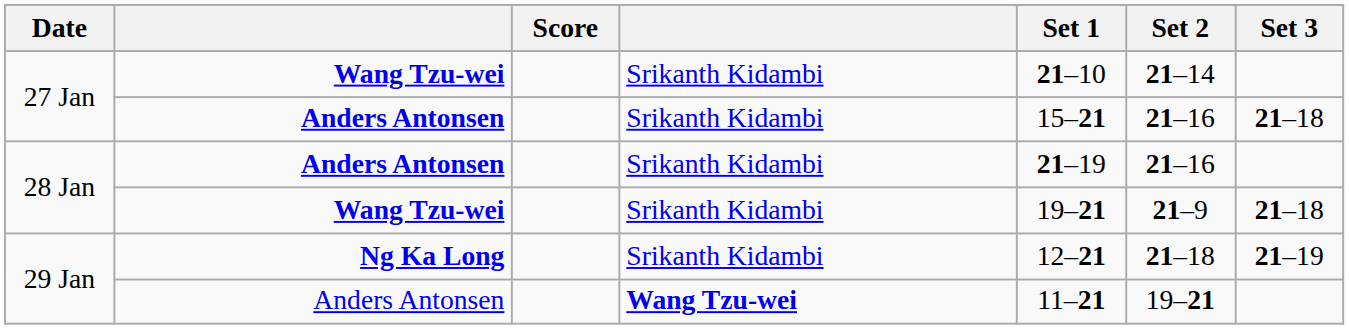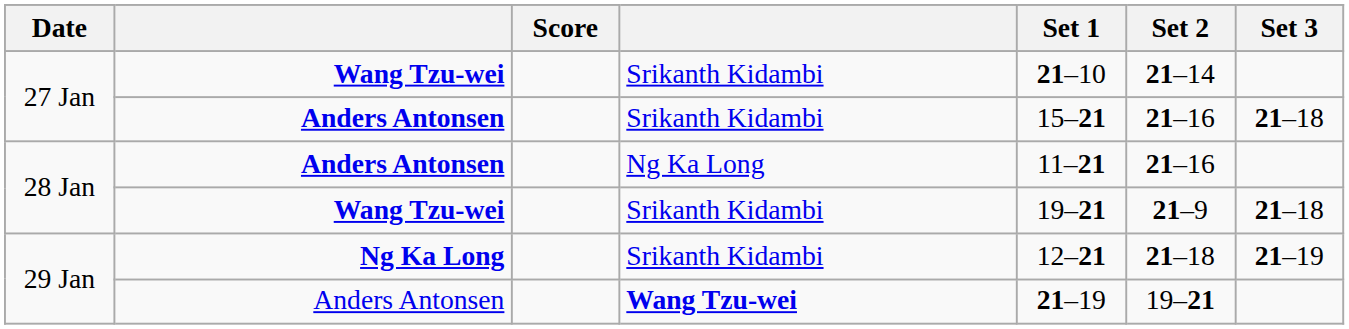(725, 164) Srikanth Kidambi -> (695, 164) Ng Ka Long
(1071, 164) 21–19 -> (1071, 164) 11–21
(1071, 301) 11–21 -> (1071, 301) 21–19
